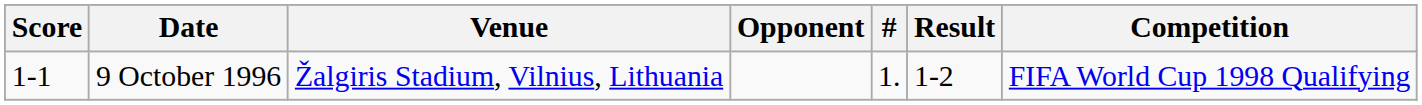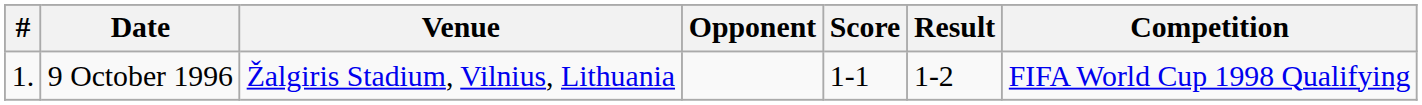columns swapped: (889, 28) <-> (47, 28)
